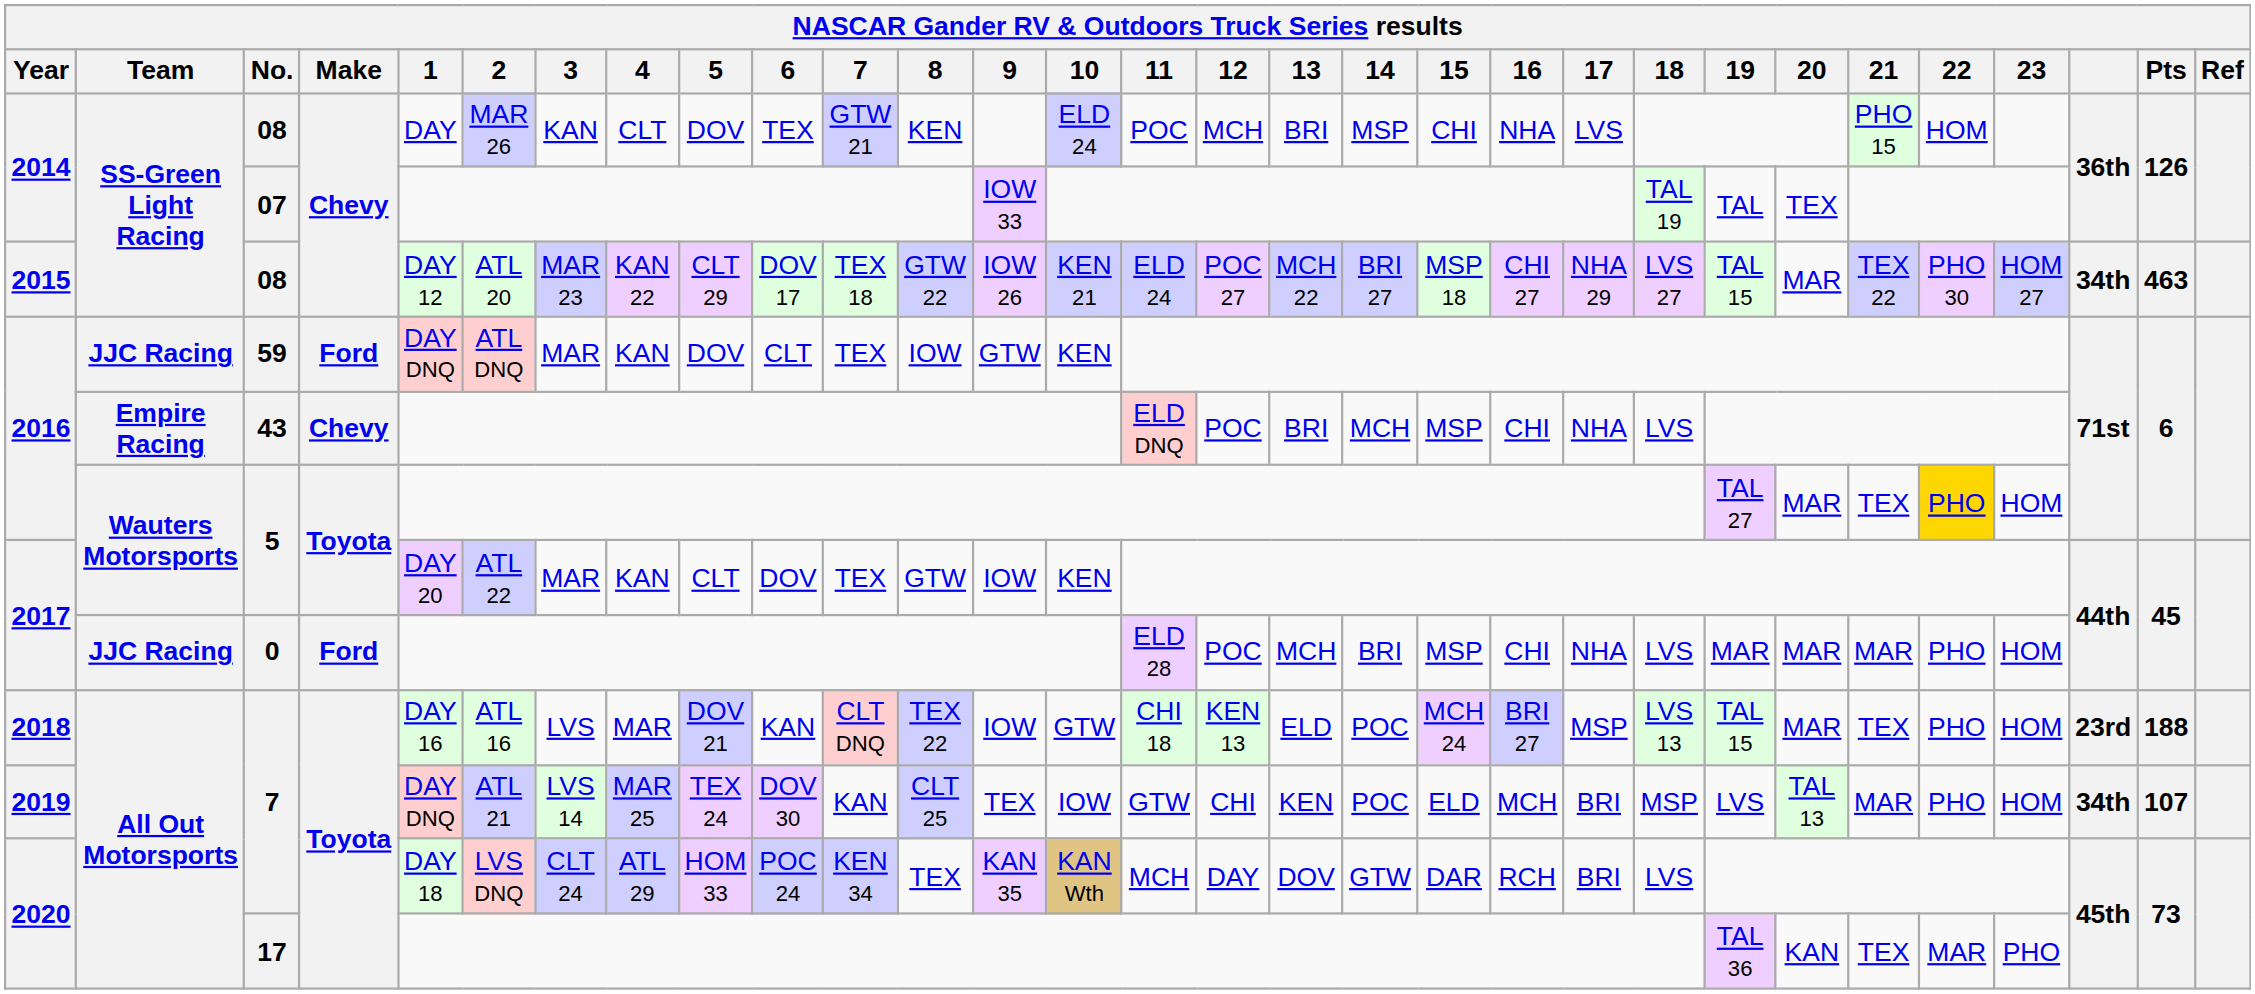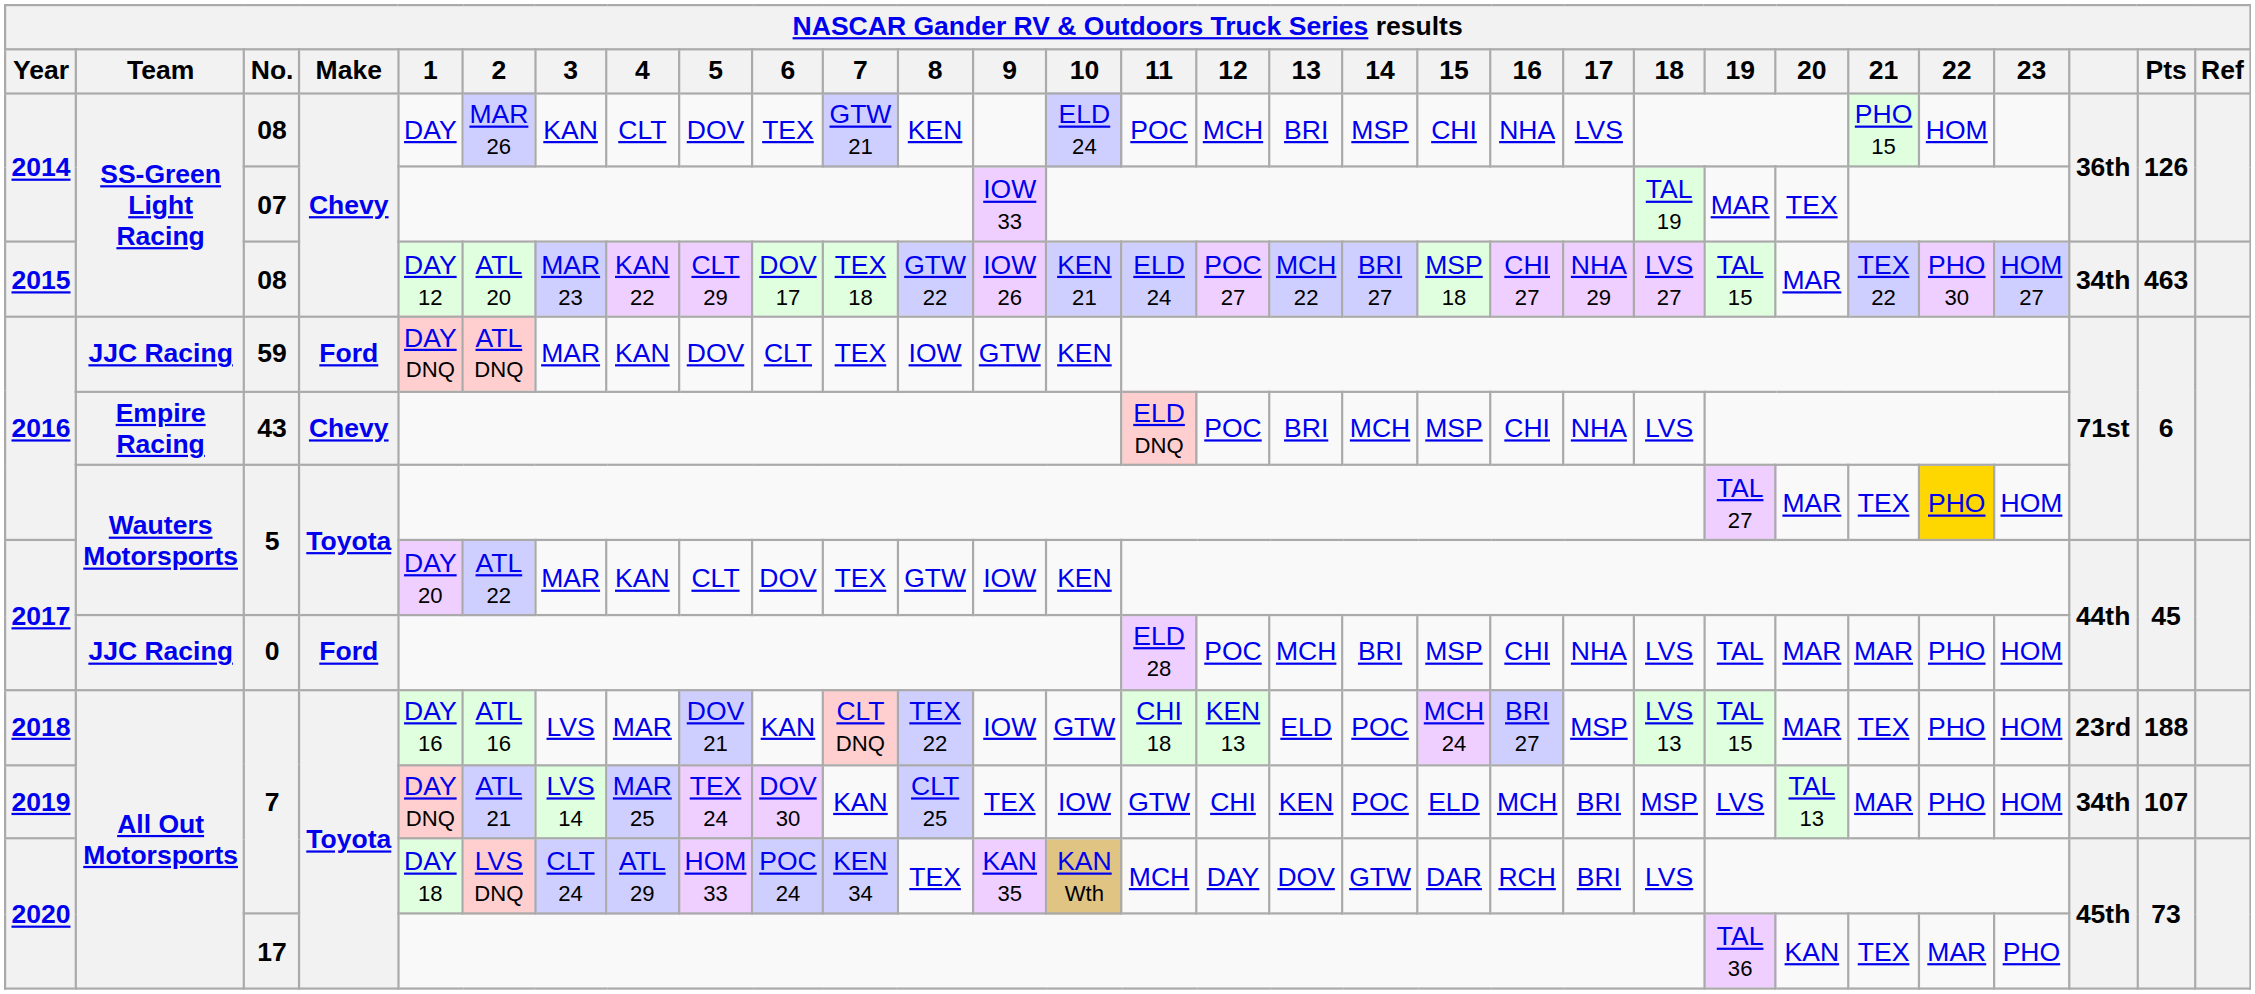(1740, 205) TAL -> (1740, 205) MAR
(1740, 652) MAR -> (1740, 652) TAL
